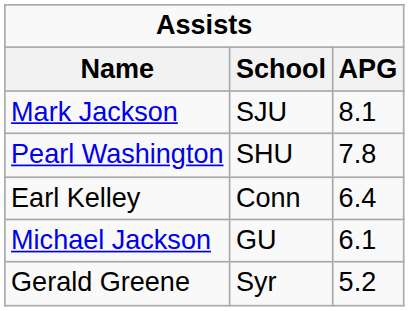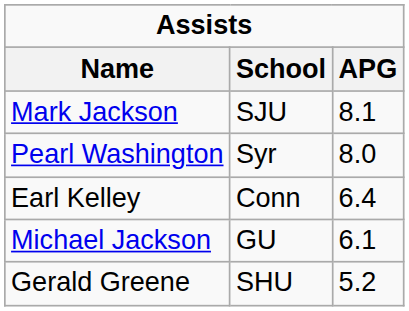(265, 154) SHU -> (256, 154) Syr
(357, 154) 7.8 -> (357, 154) 8.0
(256, 283) Syr -> (265, 283) SHU
